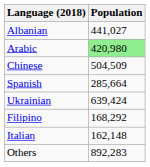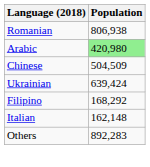+ row: (30, 30)
- row: (27, 30)
- row: (24, 83)
